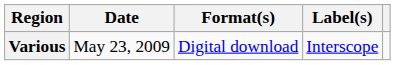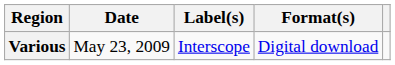columns swapped: (238, 18) <-> (342, 18)
